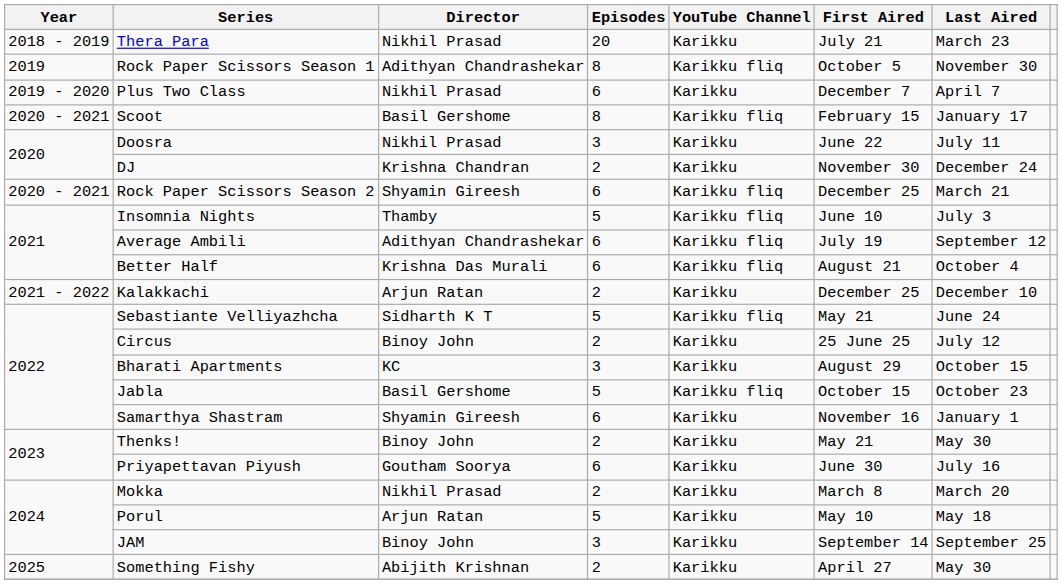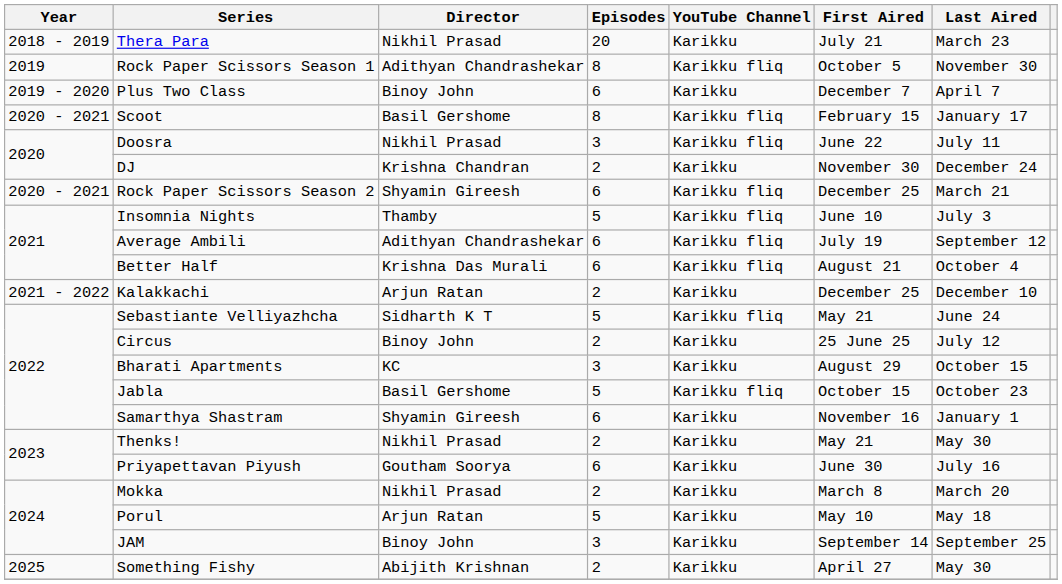(442, 92) Nikhil Prasad -> (428, 92) Binoy John
(705, 142) Karikku -> (728, 142) Karikku fliq
(428, 442) Binoy John -> (442, 442) Nikhil Prasad
